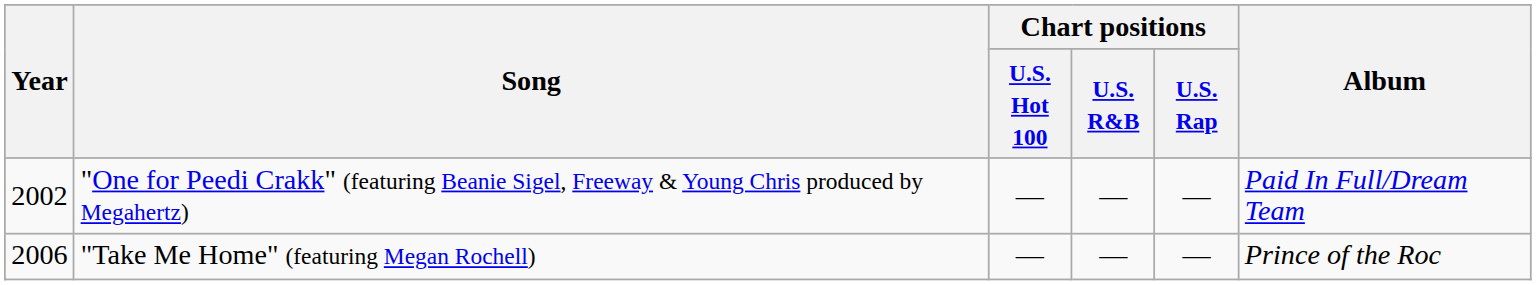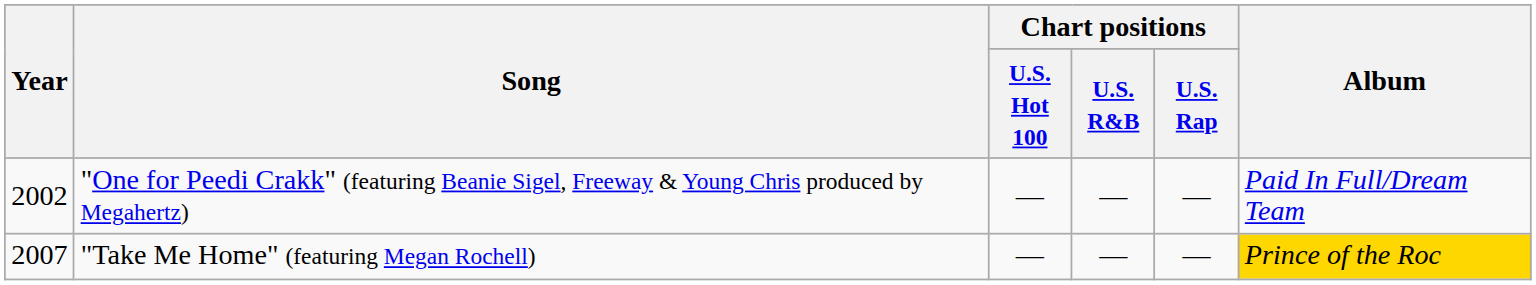(40, 255) 2006 -> (40, 255) 2007
(1343, 255) no background -> (1343, 255) gold background
